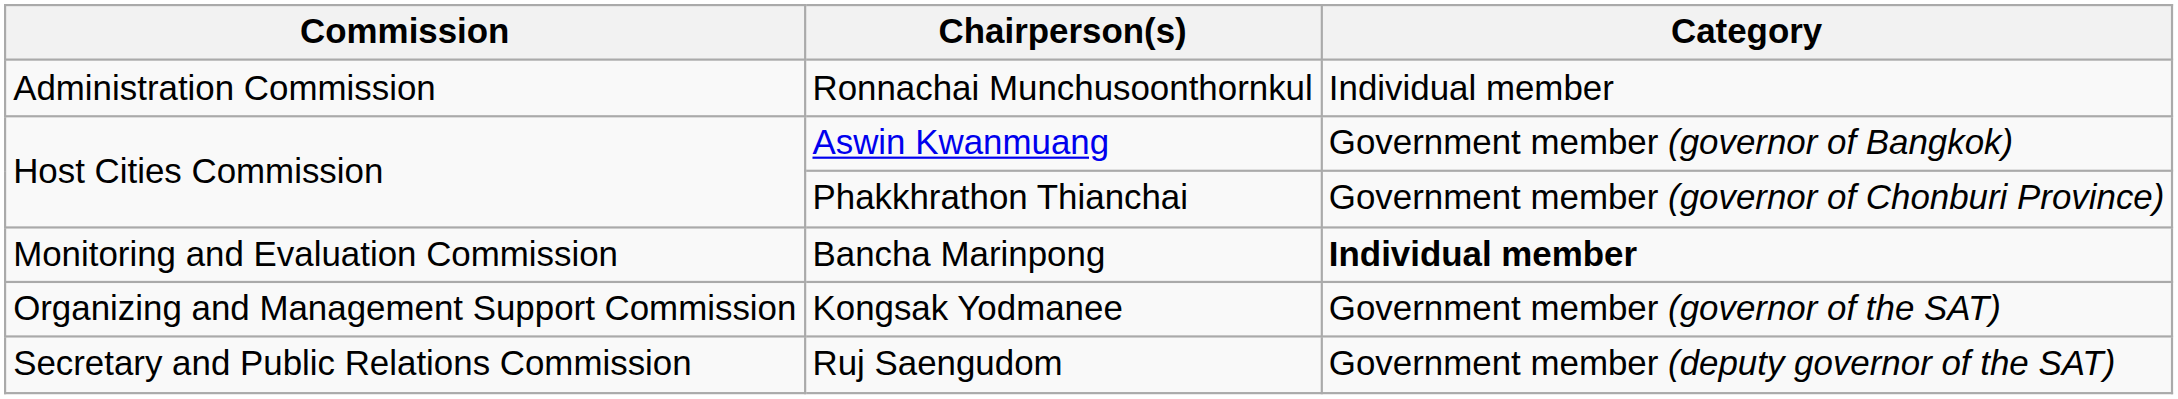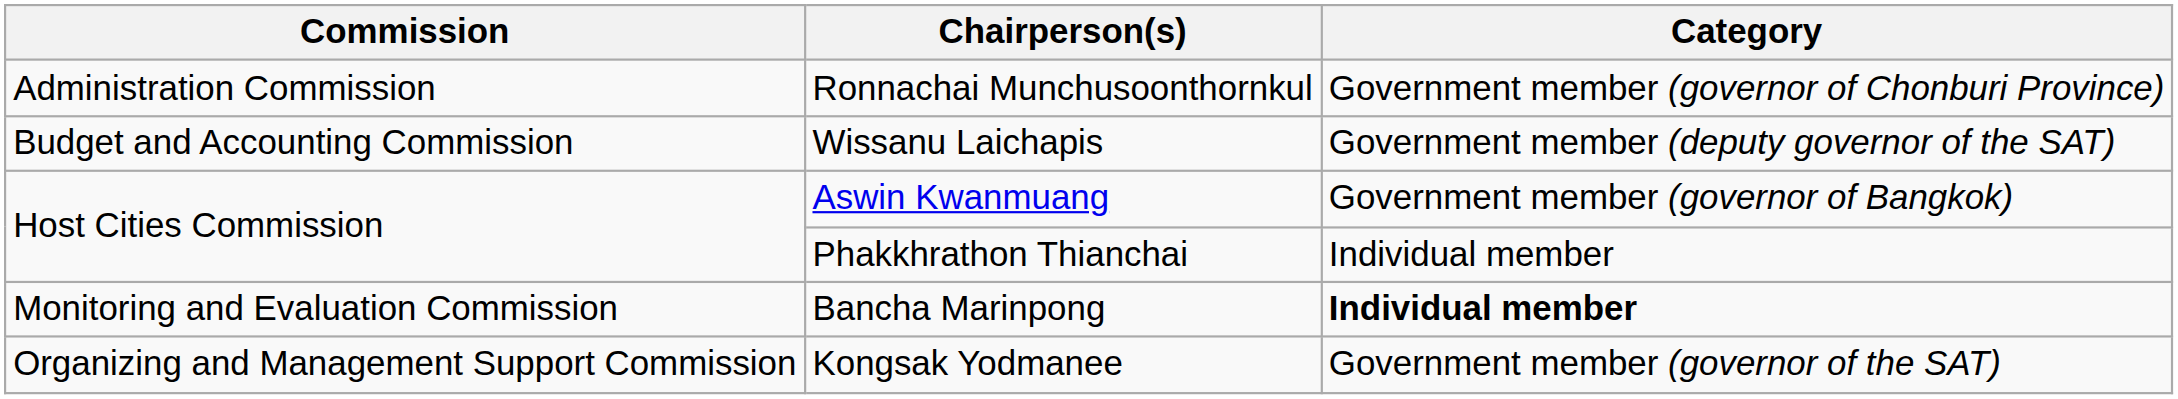(1471, 87) Individual member -> (1747, 87) Government member (governor of Chonburi Province)
+ row: (958, 142)
(1747, 198) Government member (governor of Chonburi Province) -> (1471, 253) Individual member
- row: (938, 364)
